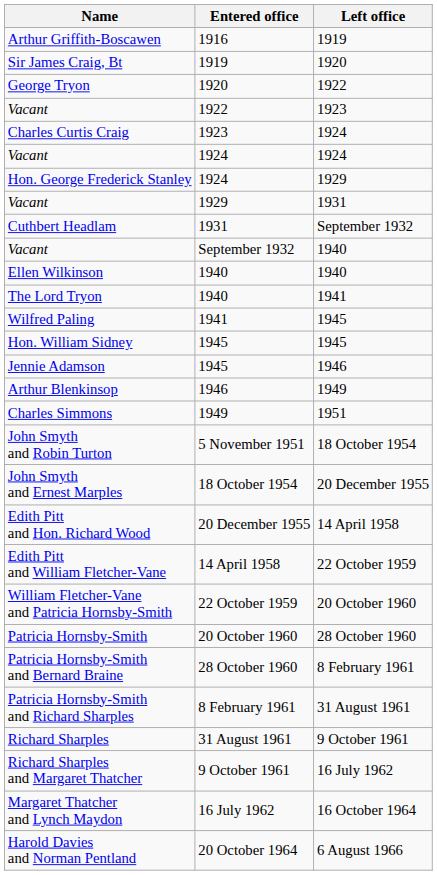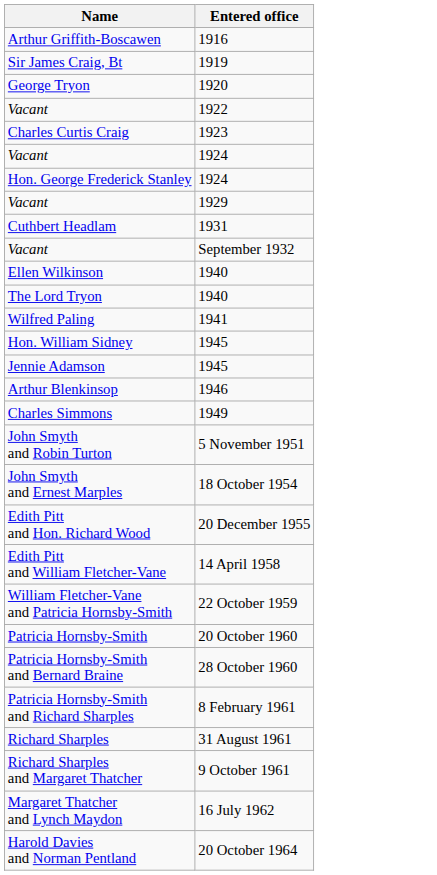- column: (373, 16)
